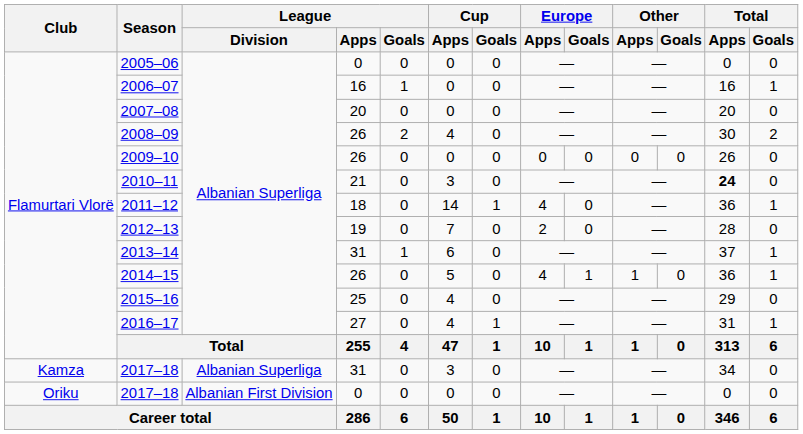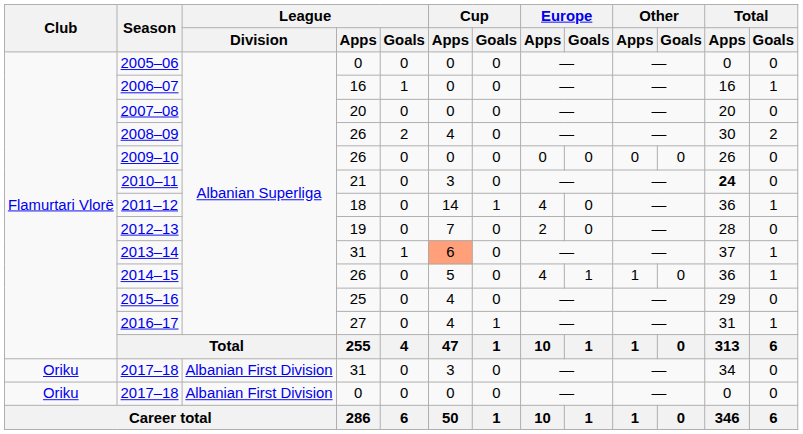(450, 252) no background -> (450, 252) lightsalmon background
(61, 370) Kamza -> (61, 370) Oriku
(259, 370) Albanian Superliga -> (259, 370) Albanian First Division
